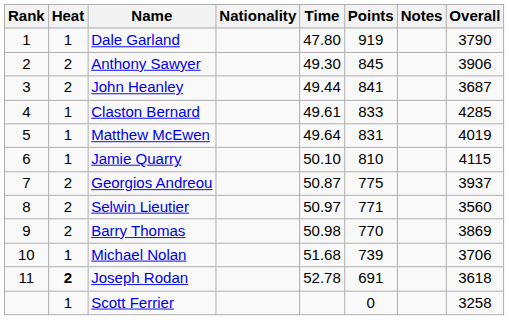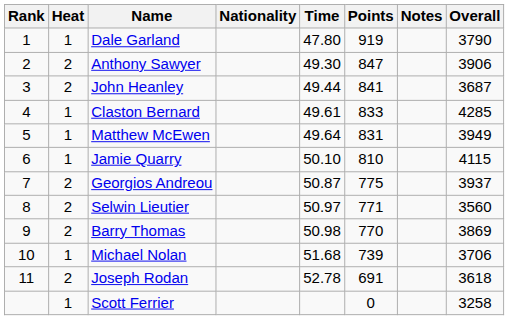(371, 64) 845 -> (371, 64) 847
(475, 135) 4019 -> (475, 135) 3949
(68, 278) bold -> (68, 278) normal
